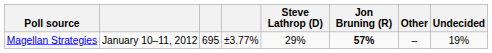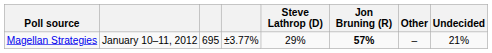(459, 40) 19% -> (459, 40) 21%
